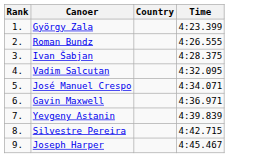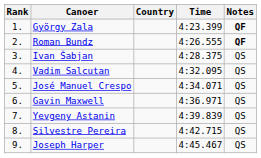+ column: (240, 12)
